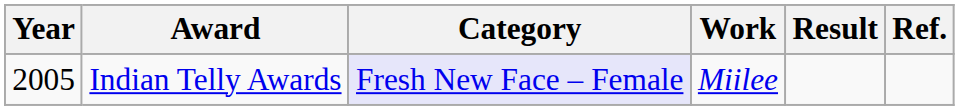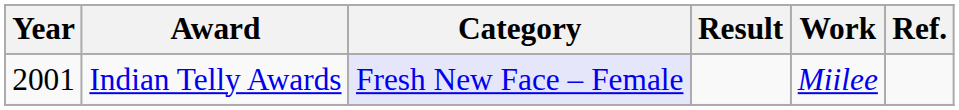columns swapped: (738, 29) <-> (835, 29)
(44, 79) 2005 -> (44, 79) 2001
